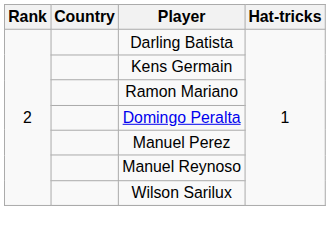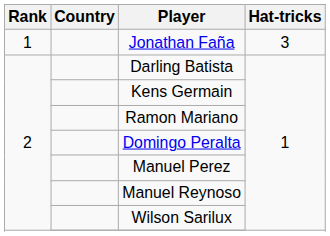+ row: (182, 42)
